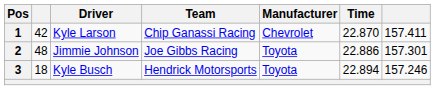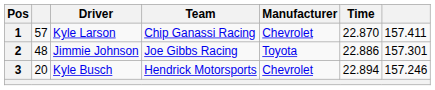(41, 33) 42 -> (41, 33) 57
(41, 70) 18 -> (41, 70) 20
(280, 70) Toyota -> (288, 70) Chevrolet
